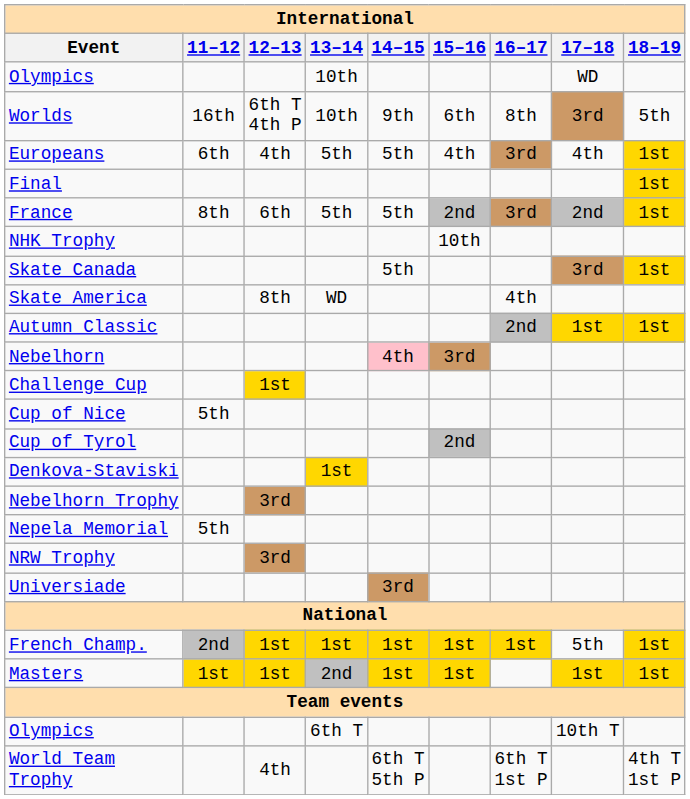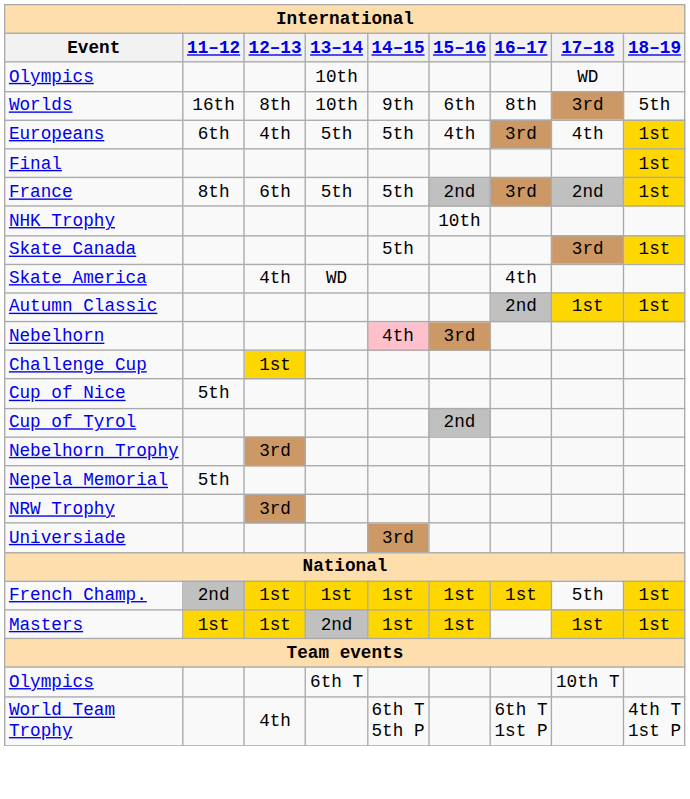(275, 116) 6th T 4th P -> (275, 106) 8th
(275, 299) 8th -> (275, 278) 4th
- row: (94, 472)
